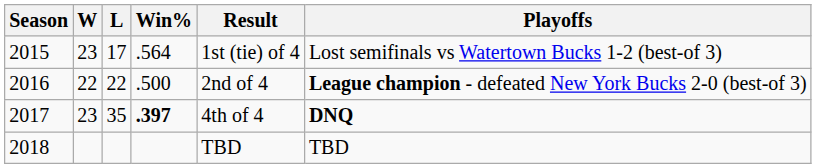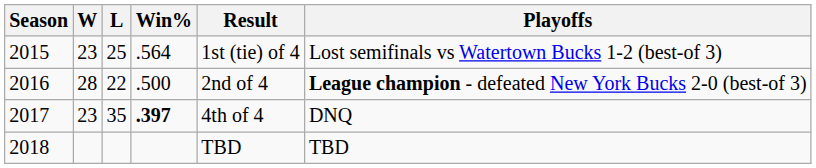(117, 52) 17 -> (117, 52) 25
(87, 83) 22 -> (87, 83) 28
(331, 115) bold -> (331, 115) normal
